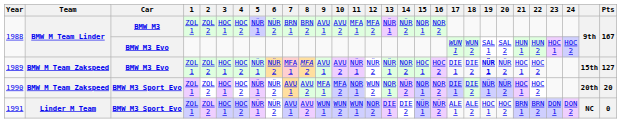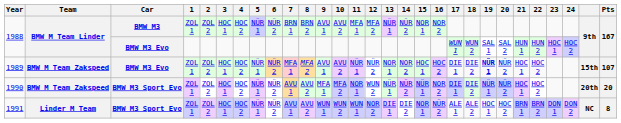(390, 67) NÜR 1 -> (390, 67) NOR 1
(608, 67) 127 -> (608, 67) 107
(390, 88) NOR 1 -> (390, 88) NÜR 1
(422, 88) NOR 1 -> (422, 88) NÜR 1
(422, 108) NÜR 1 -> (422, 108) NOR 1
(608, 108) 0 -> (608, 108) 8
